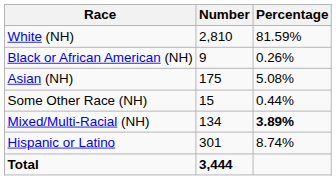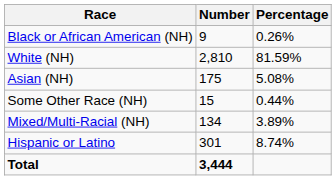rows swapped: (41, 36) <-> (100, 57)
(275, 121) bold -> (275, 121) normal
